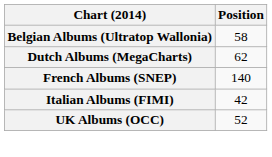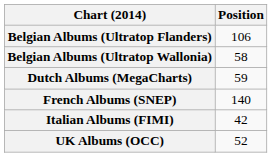+ row: (110, 36)
(241, 57) 62 -> (241, 78) 59
